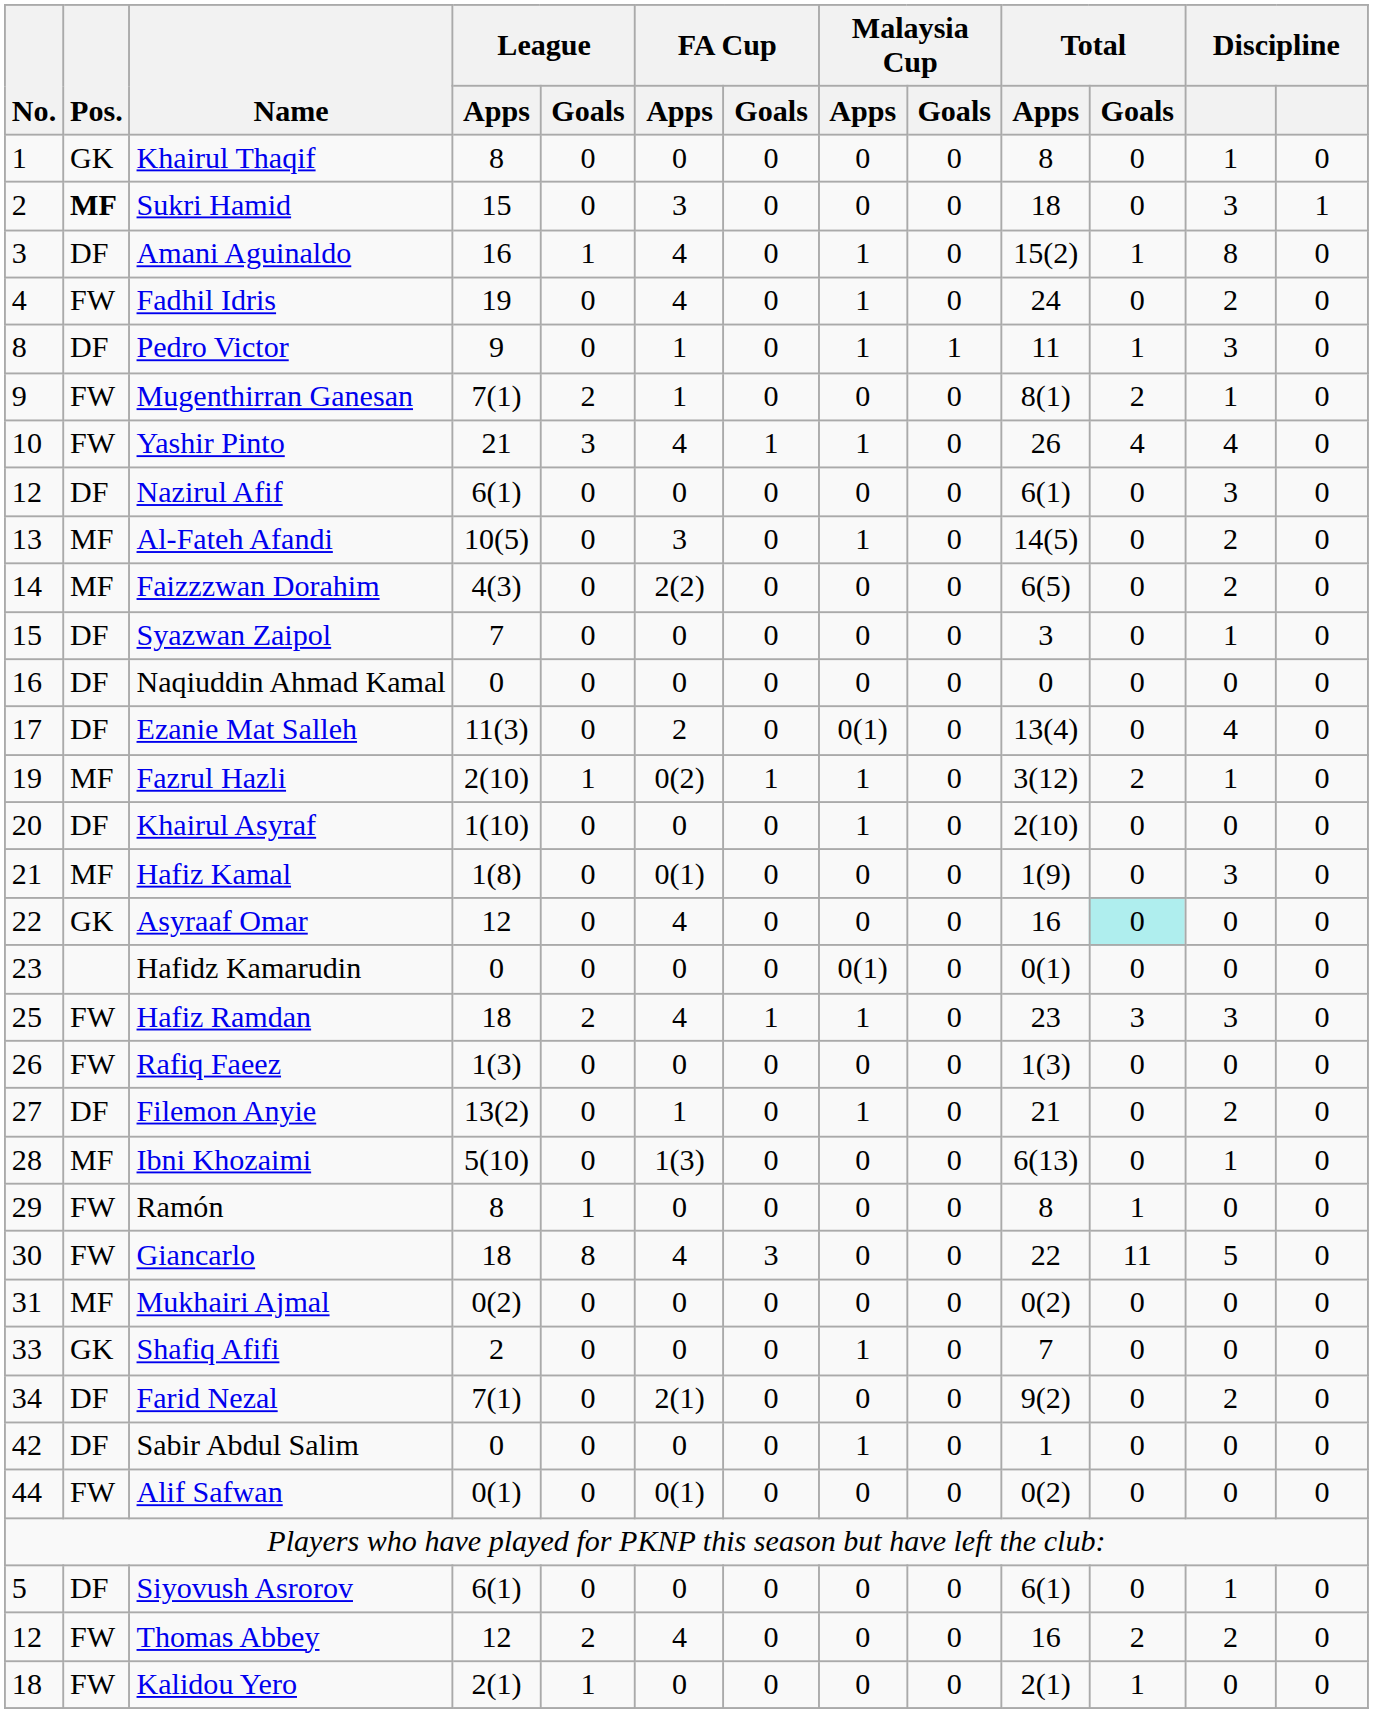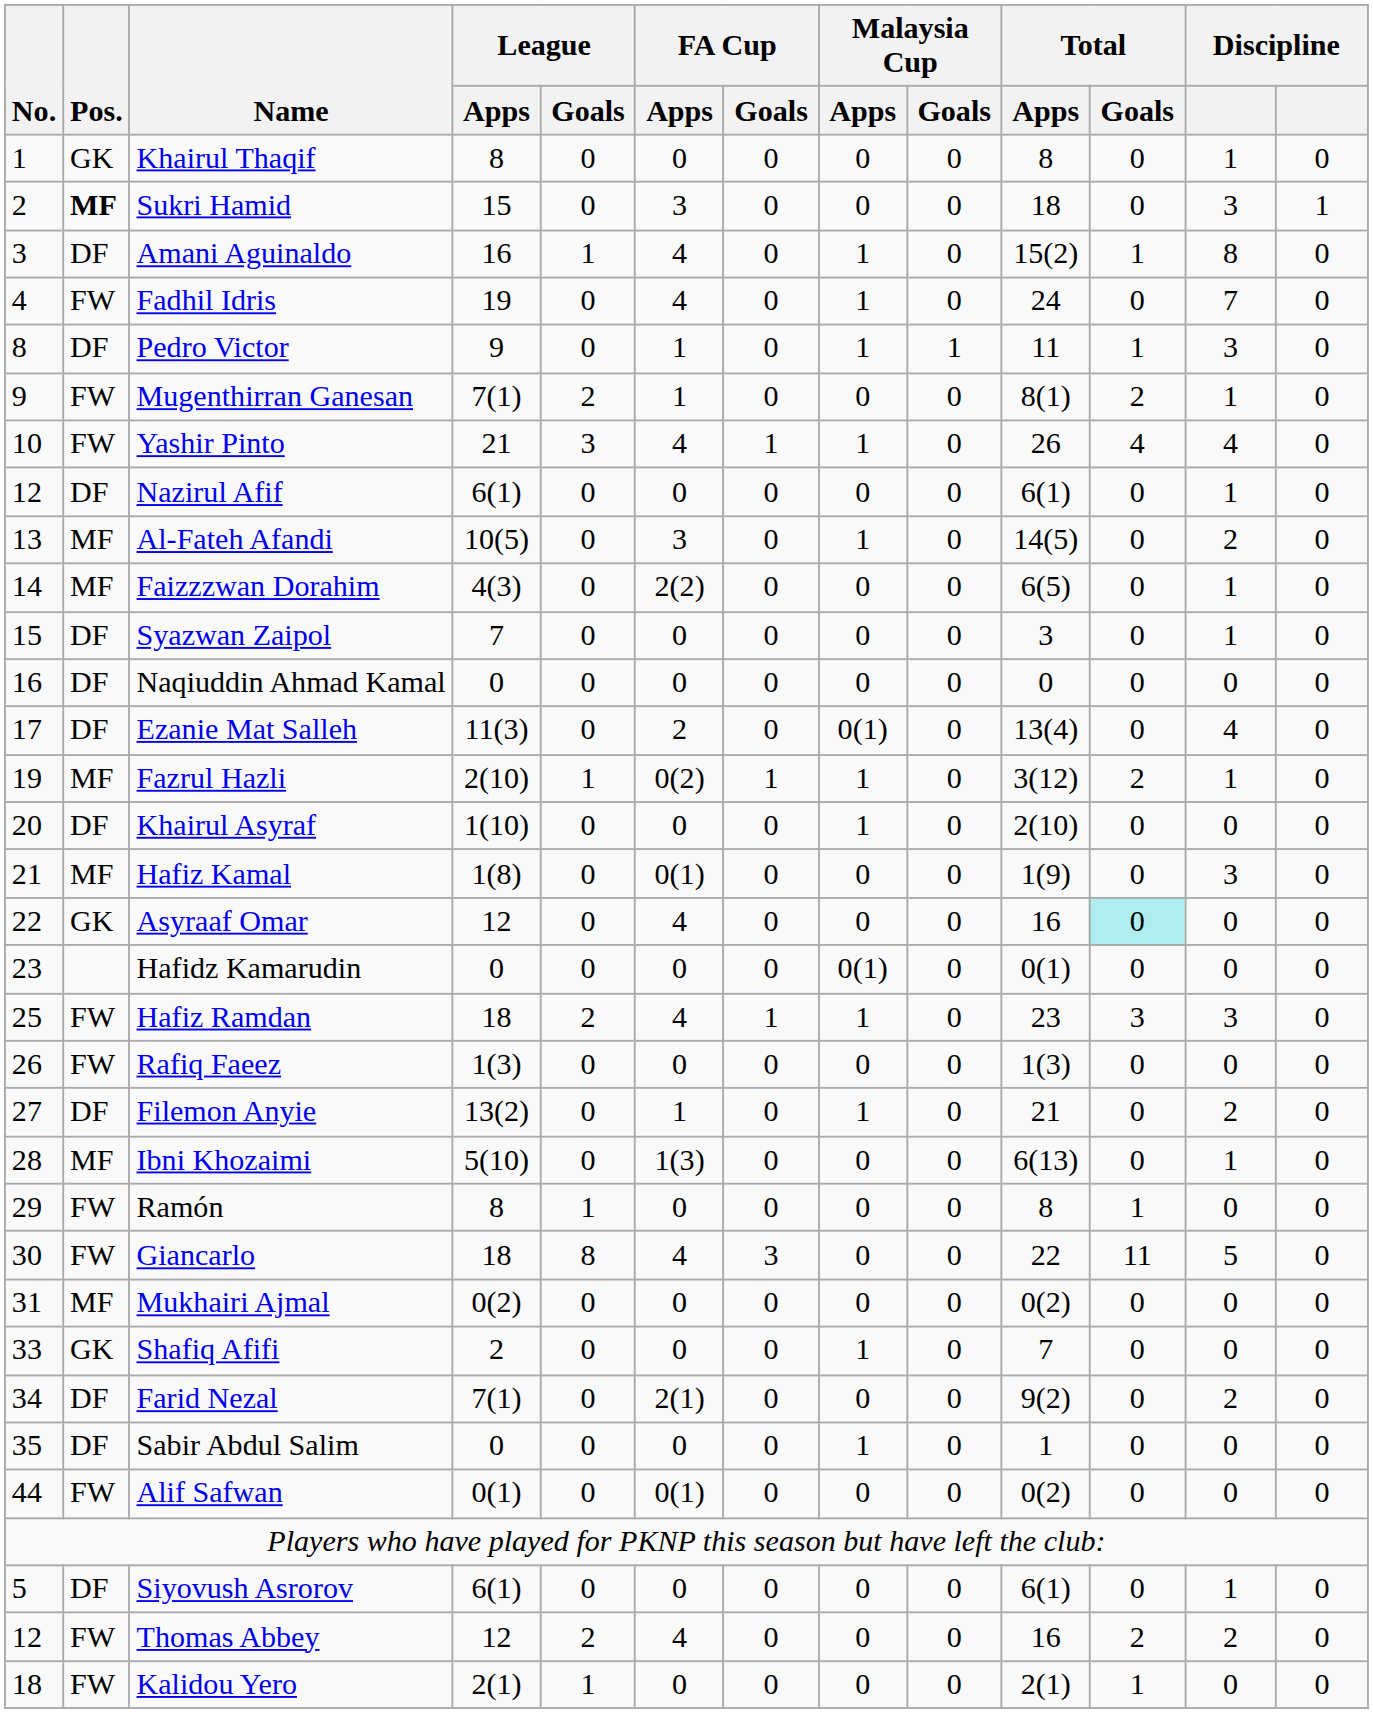(1231, 300) 2 -> (1231, 300) 7
(1231, 491) 3 -> (1231, 491) 1
(1231, 586) 2 -> (1231, 586) 1
(27, 1445) 42 -> (27, 1445) 35
